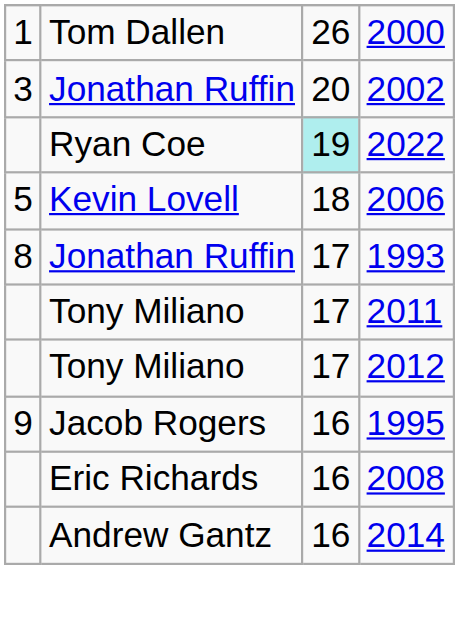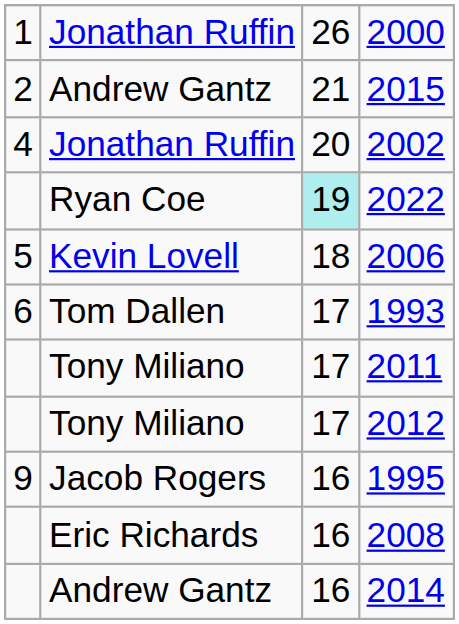(137, 32) Tom Dallen -> (172, 32) Jonathan Ruffin
+ row: (406, 88)
(23, 88) 3 -> (23, 144) 4
(23, 255) 8 -> (23, 311) 6
(172, 255) Jonathan Ruffin -> (137, 311) Tom Dallen
